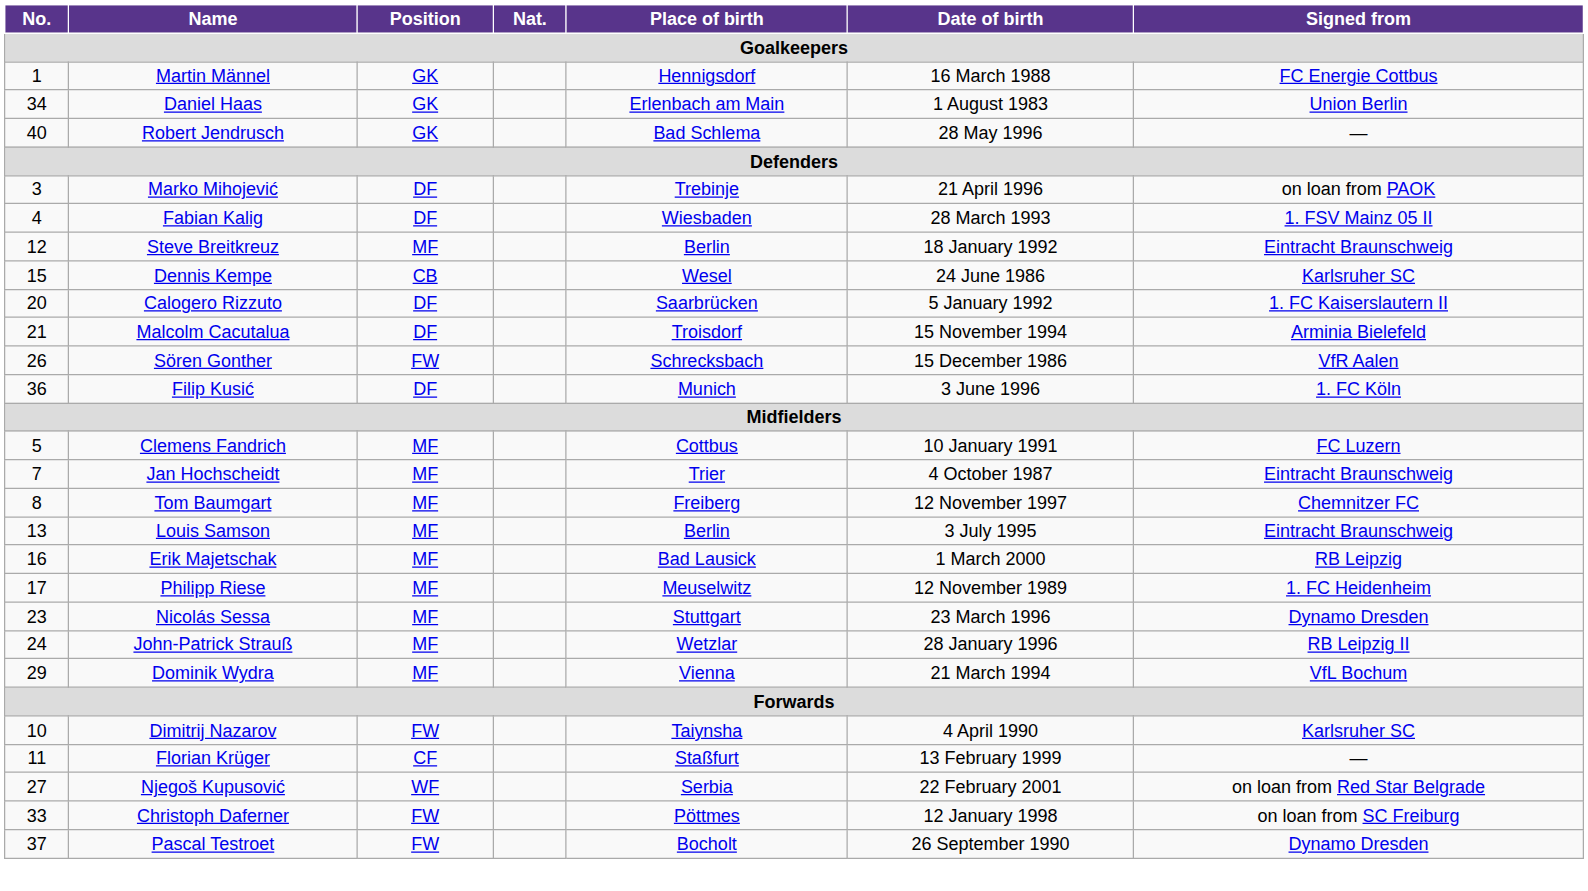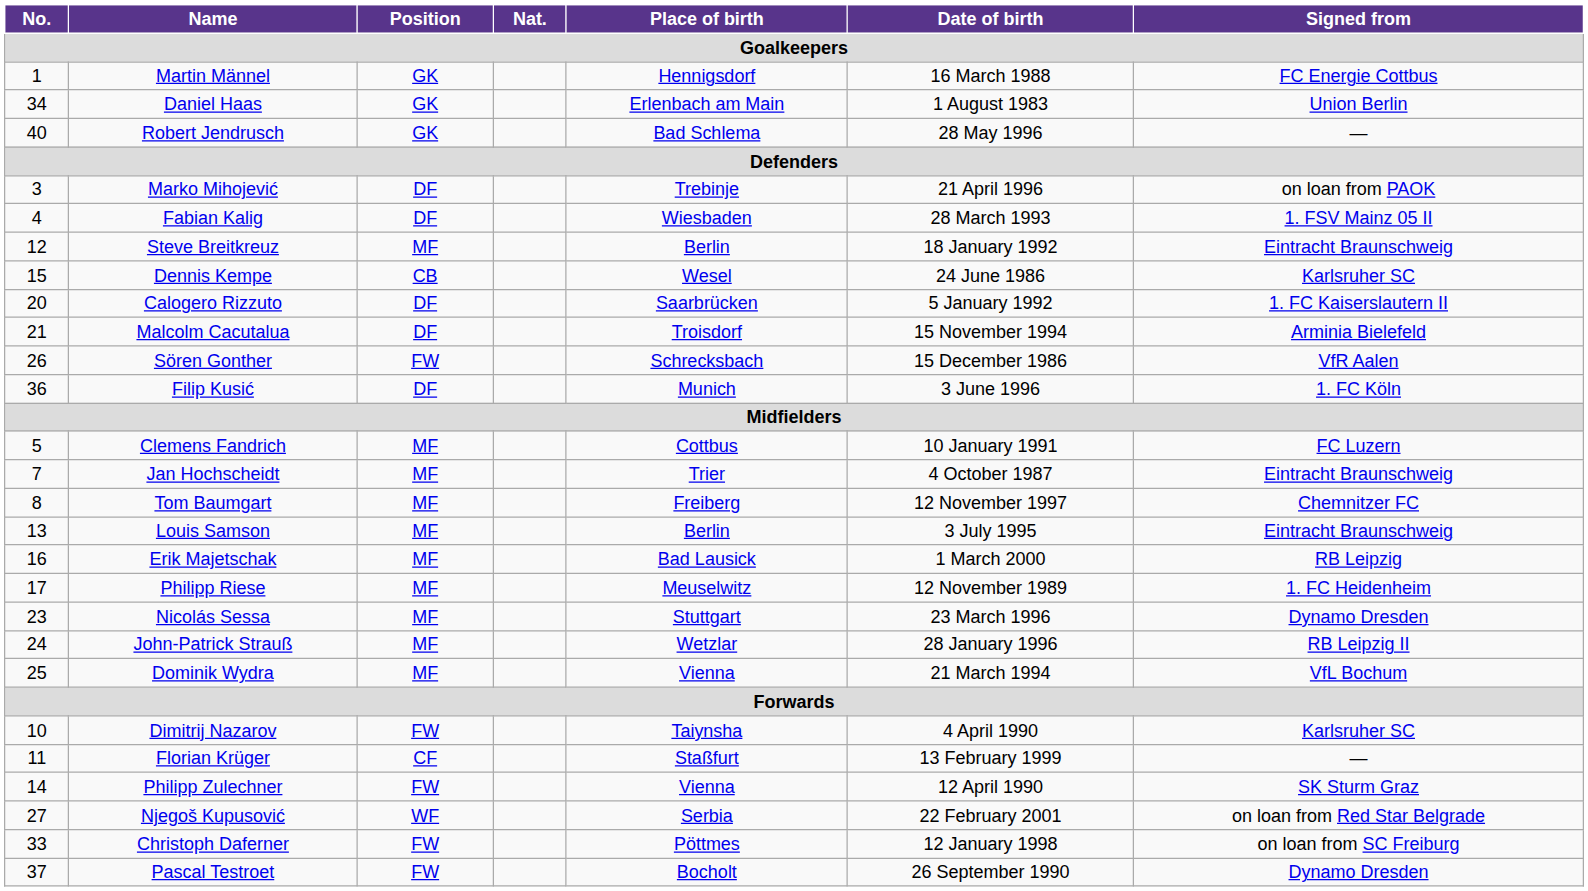(37, 673) 29 -> (37, 673) 25
+ row: (213, 787)
